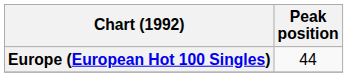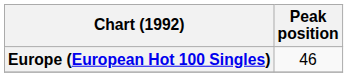(308, 59) 44 -> (308, 59) 46
